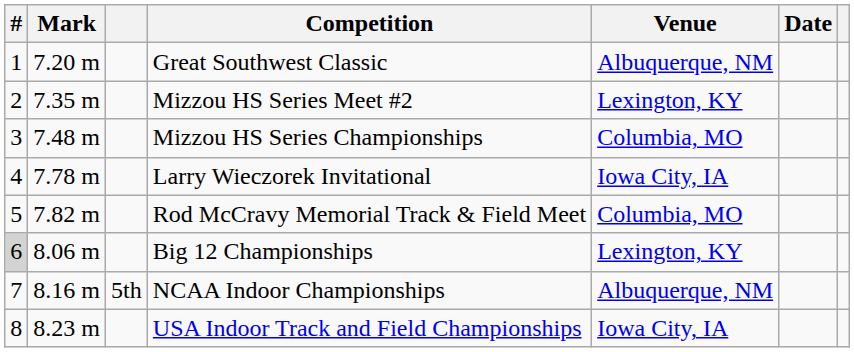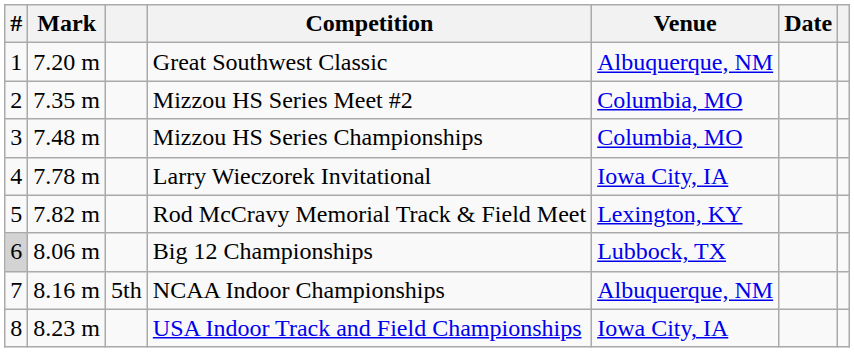(670, 99) Lexington, KY -> (670, 99) Columbia, MO
(670, 213) Columbia, MO -> (670, 213) Lexington, KY
(670, 251) Lexington, KY -> (662, 251) Lubbock, TX
